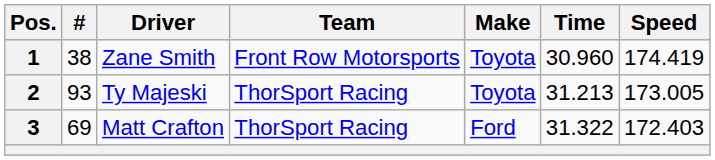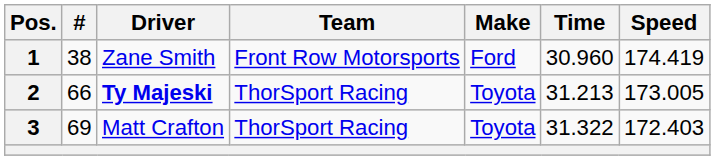(503, 58) Toyota -> (493, 58) Ford
(79, 93) 93 -> (79, 93) 66
(154, 93) normal -> (157, 93) bold
(493, 128) Ford -> (503, 128) Toyota
